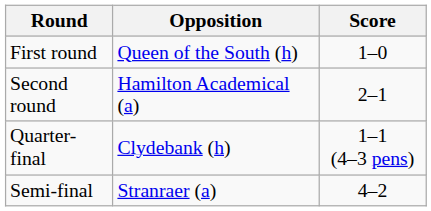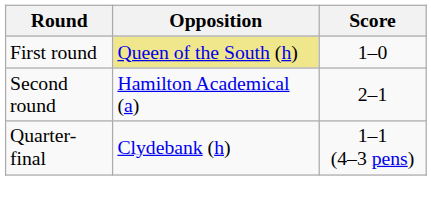(208, 51) no background -> (208, 51) khaki background
- row: (51, 189)
